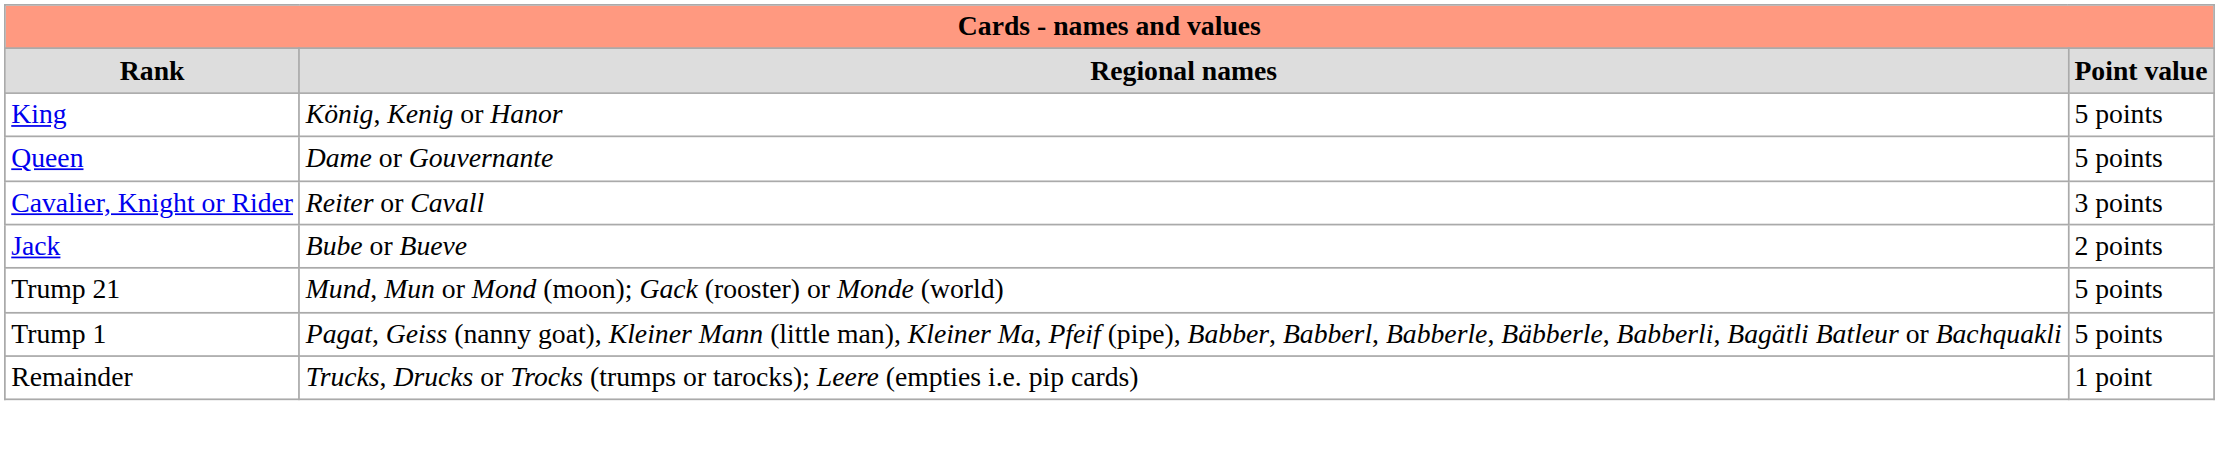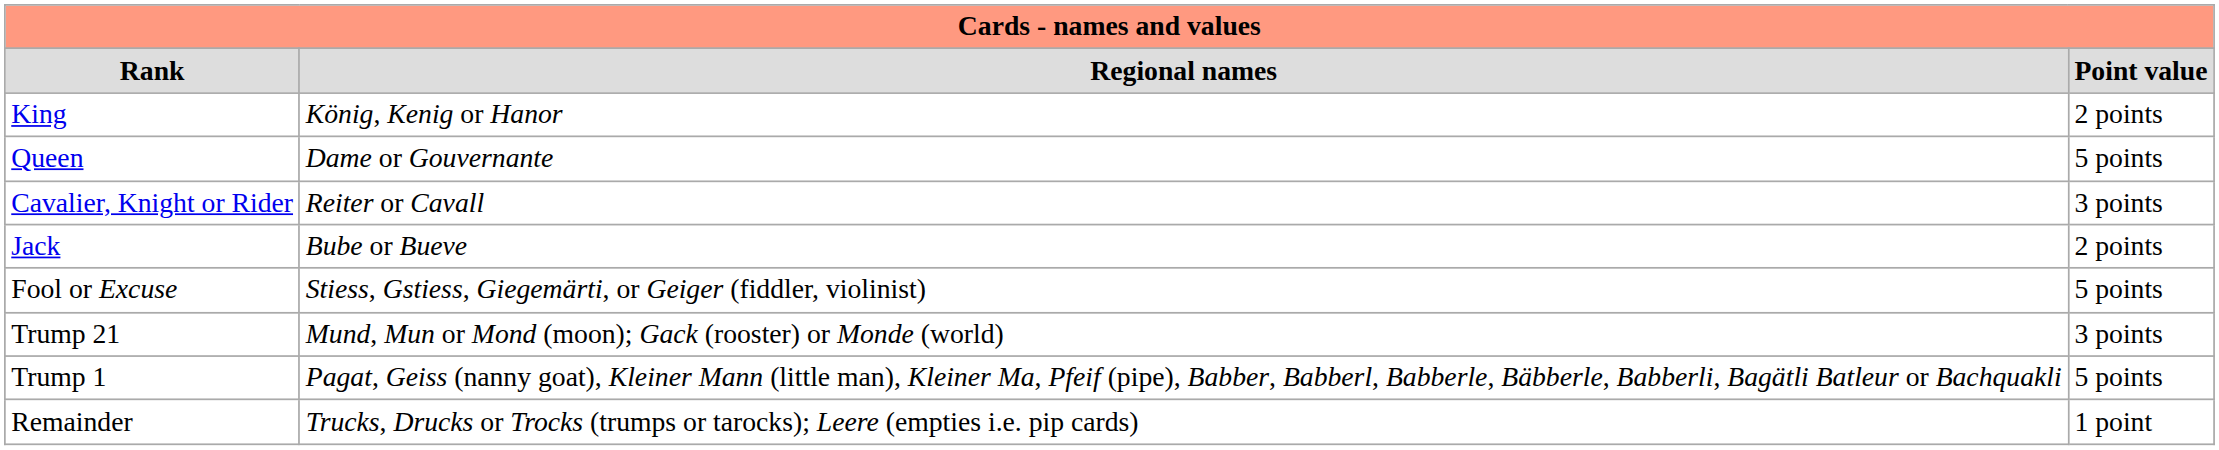(2119, 114) 5 points -> (2119, 114) 2 points
+ row: (94, 289)
(2119, 289) 5 points -> (2119, 333) 3 points
